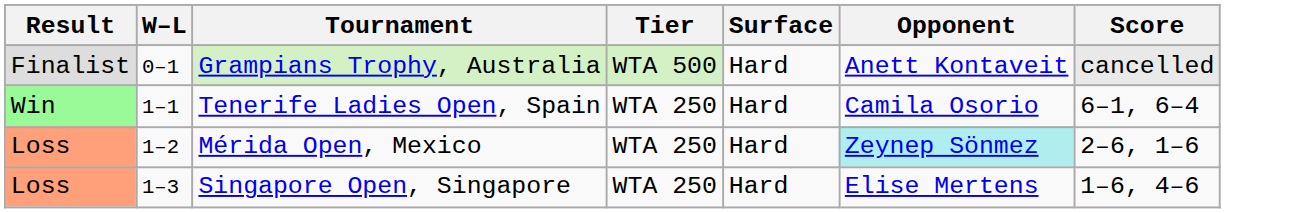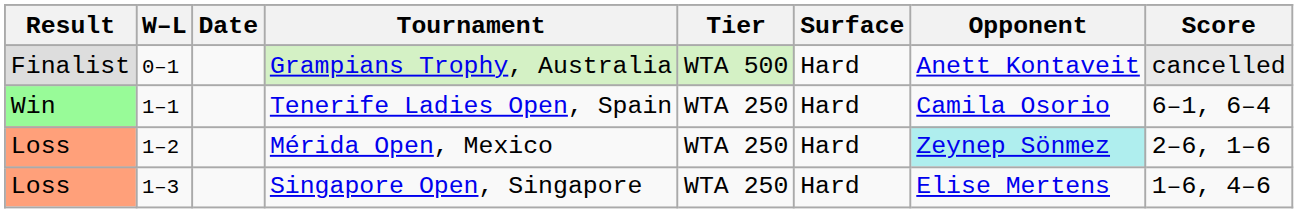+ column: (228, 25)
